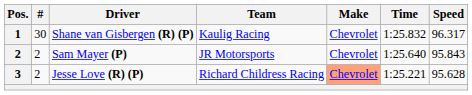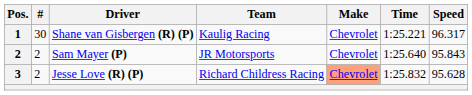(405, 34) 1:25.832 -> (405, 34) 1:25.221
(405, 74) 1:25.221 -> (405, 74) 1:25.832
